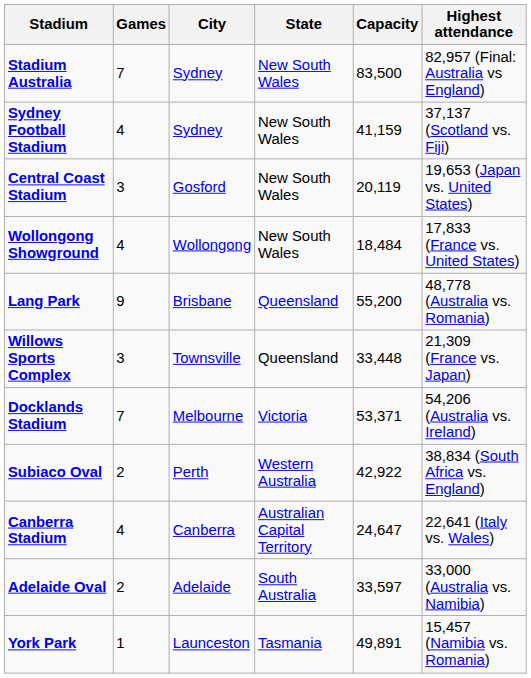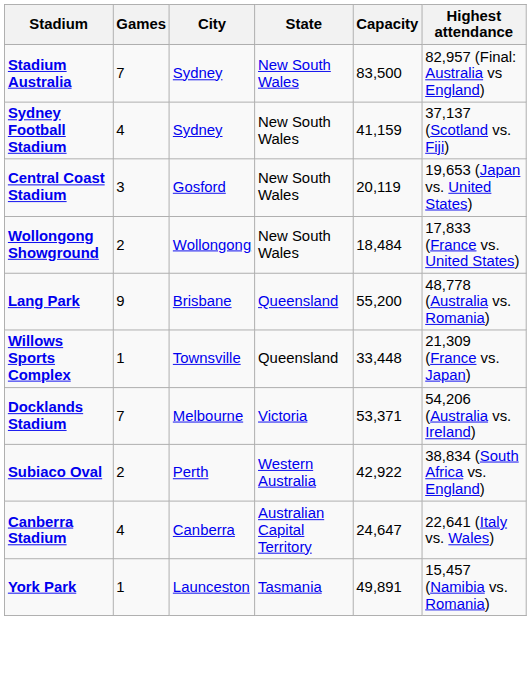(120, 244) 4 -> (120, 244) 2
(120, 358) 3 -> (120, 358) 1
- row: (57, 587)
